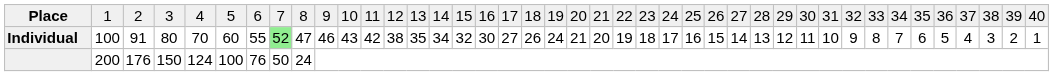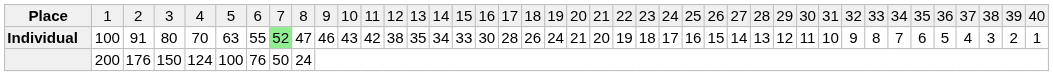(231, 37) 60 -> (231, 37) 63
(464, 37) 32 -> (464, 37) 33
(510, 37) 27 -> (510, 37) 28
